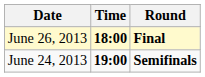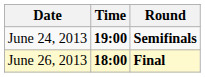rows swapped: (47, 60) <-> (47, 38)
